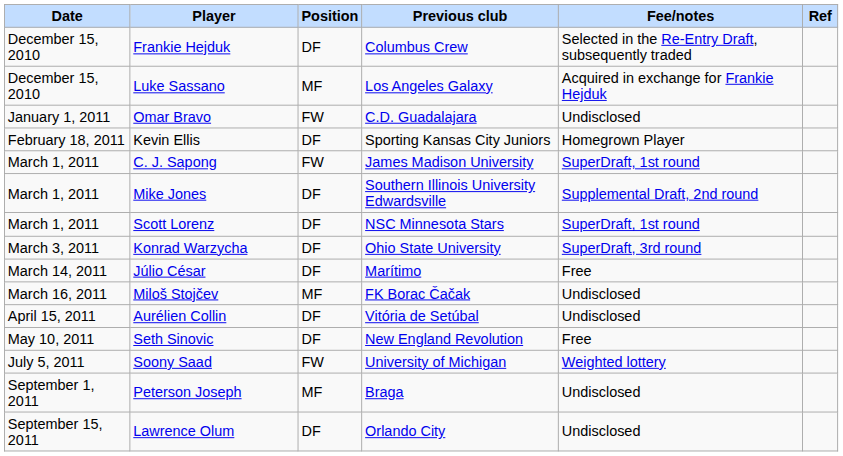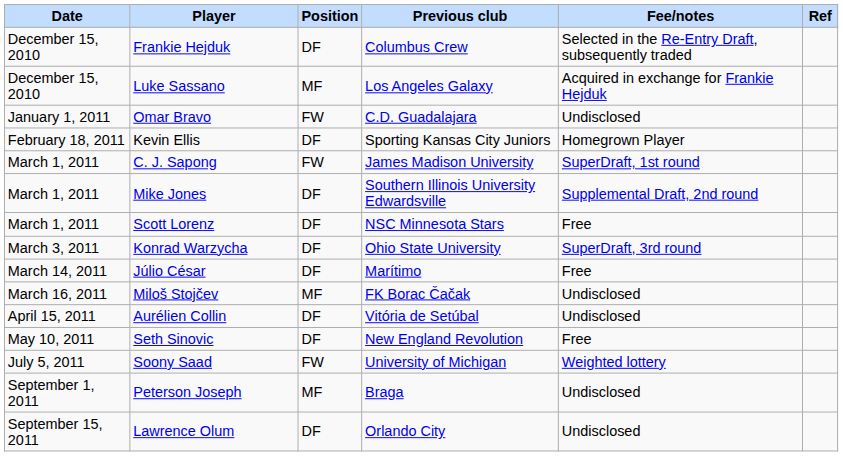(631, 225) SuperDraft, 1st round -> (577, 225) Free
